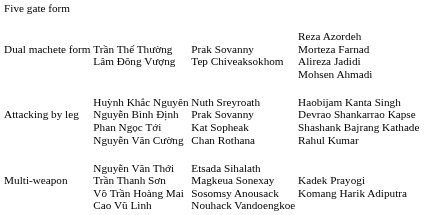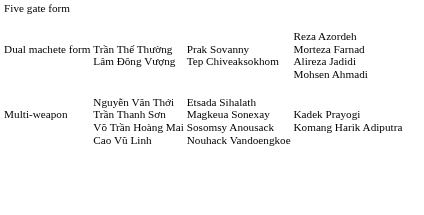- row: (41, 114)
